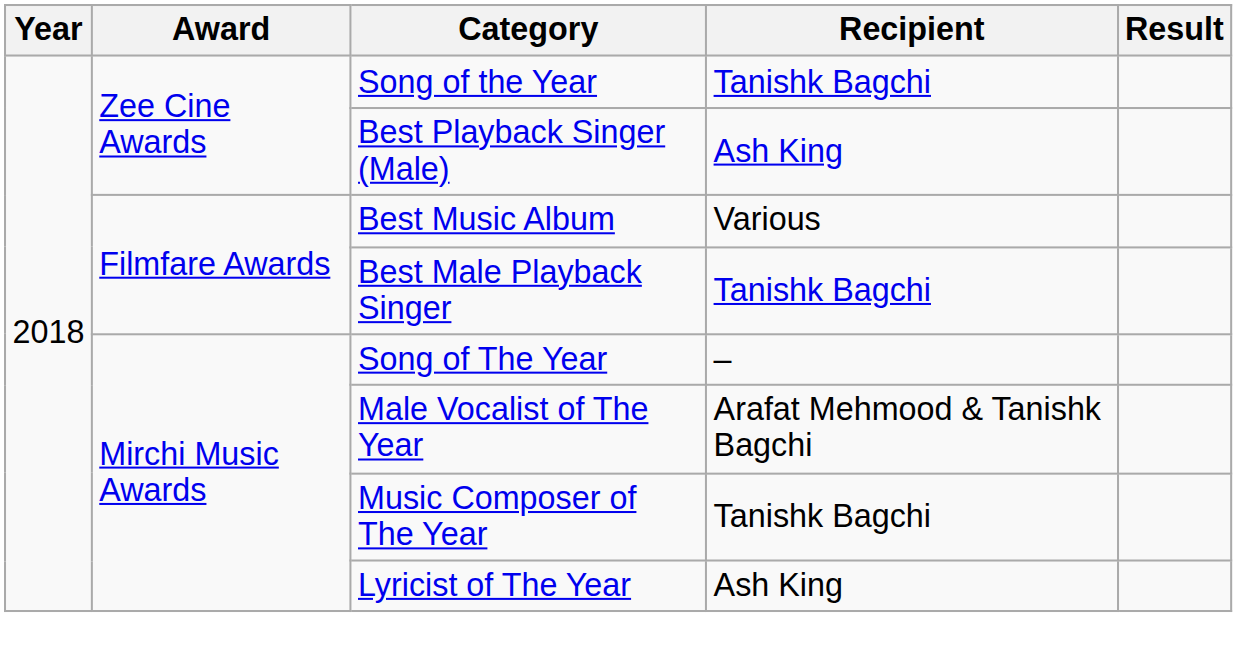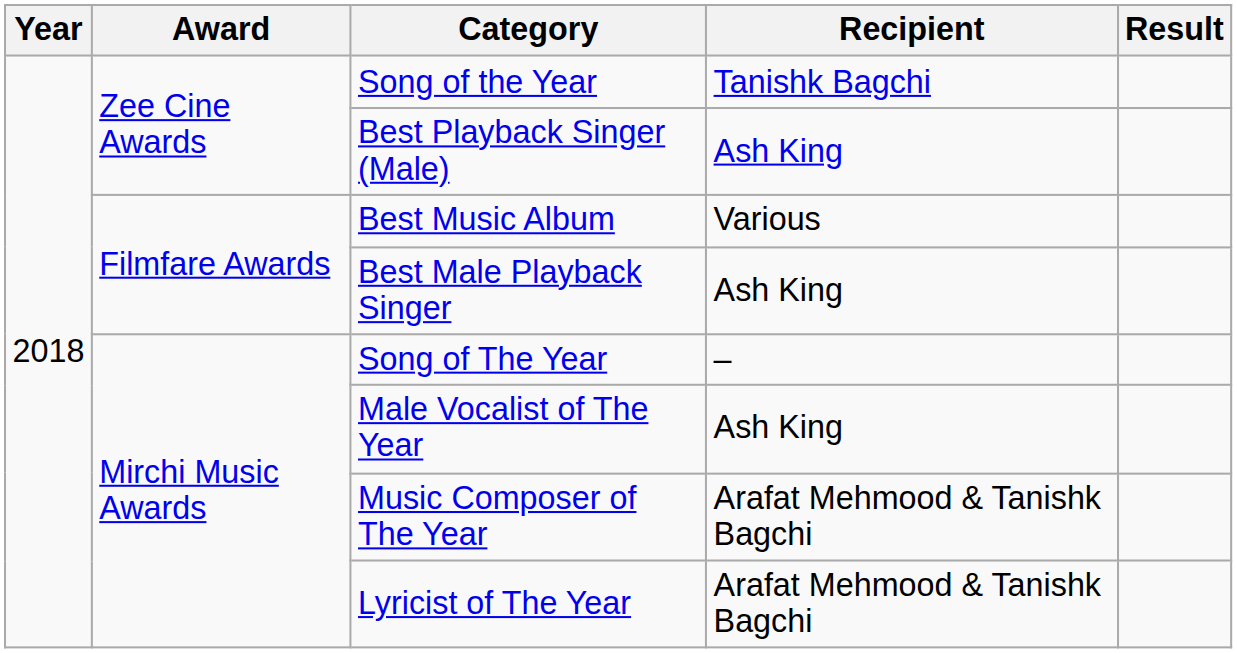(822, 289) Tanishk Bagchi -> (778, 289) Ash King
(907, 428) Arafat Mehmood & Tanishk Bagchi -> (778, 428) Ash King
(822, 516) Tanishk Bagchi -> (907, 516) Arafat Mehmood & Tanishk Bagchi
(778, 585) Ash King -> (907, 603) Arafat Mehmood & Tanishk Bagchi
